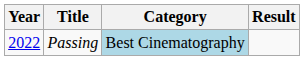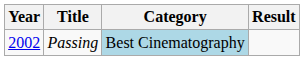(24, 42) 2022 -> (24, 42) 2002
